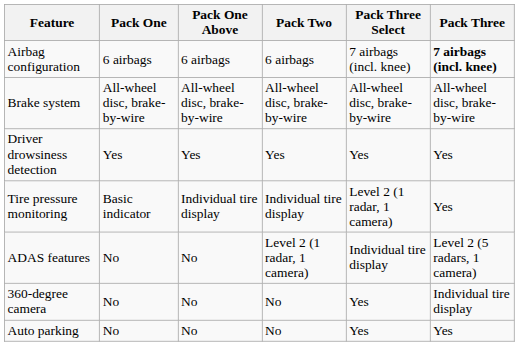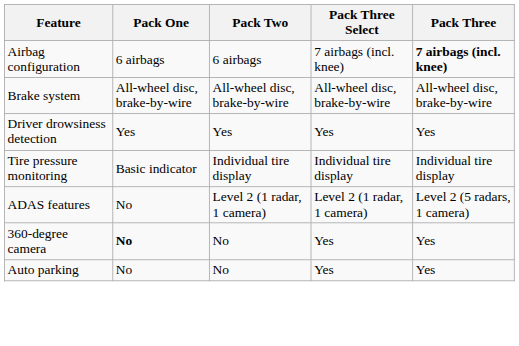- column: (220, 22)
(377, 206) Level 2 (1 radar, 1 camera) -> (352, 168) Individual tire display
(443, 206) Yes -> (454, 168) Individual tire display
(387, 257) Individual tire display -> (359, 204) Level 2 (1 radar, 1 camera)
(111, 301) normal -> (124, 241) bold
(472, 301) Individual tire display -> (426, 241) Yes
